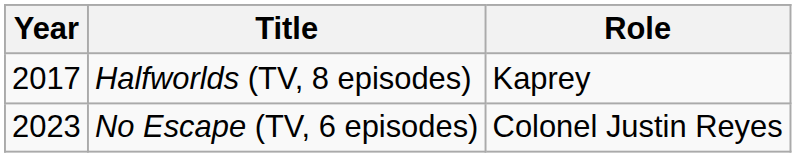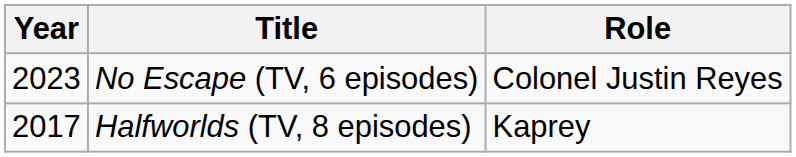rows swapped: (283, 77) <-> (287, 126)
